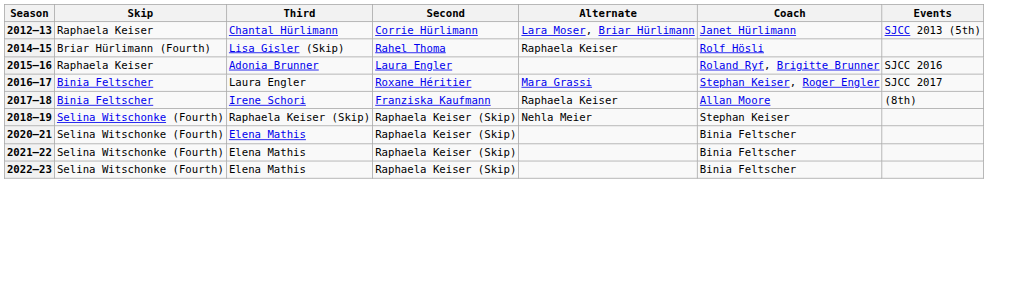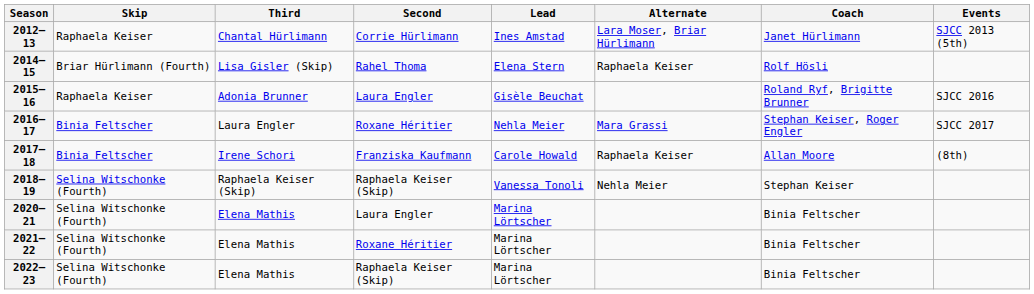+ column: (543, 13)
(446, 135) Raphaela Keiser (Skip) -> (394, 215) Laura Engler
(446, 152) Raphaela Keiser (Skip) -> (404, 244) Roxane Héritier
